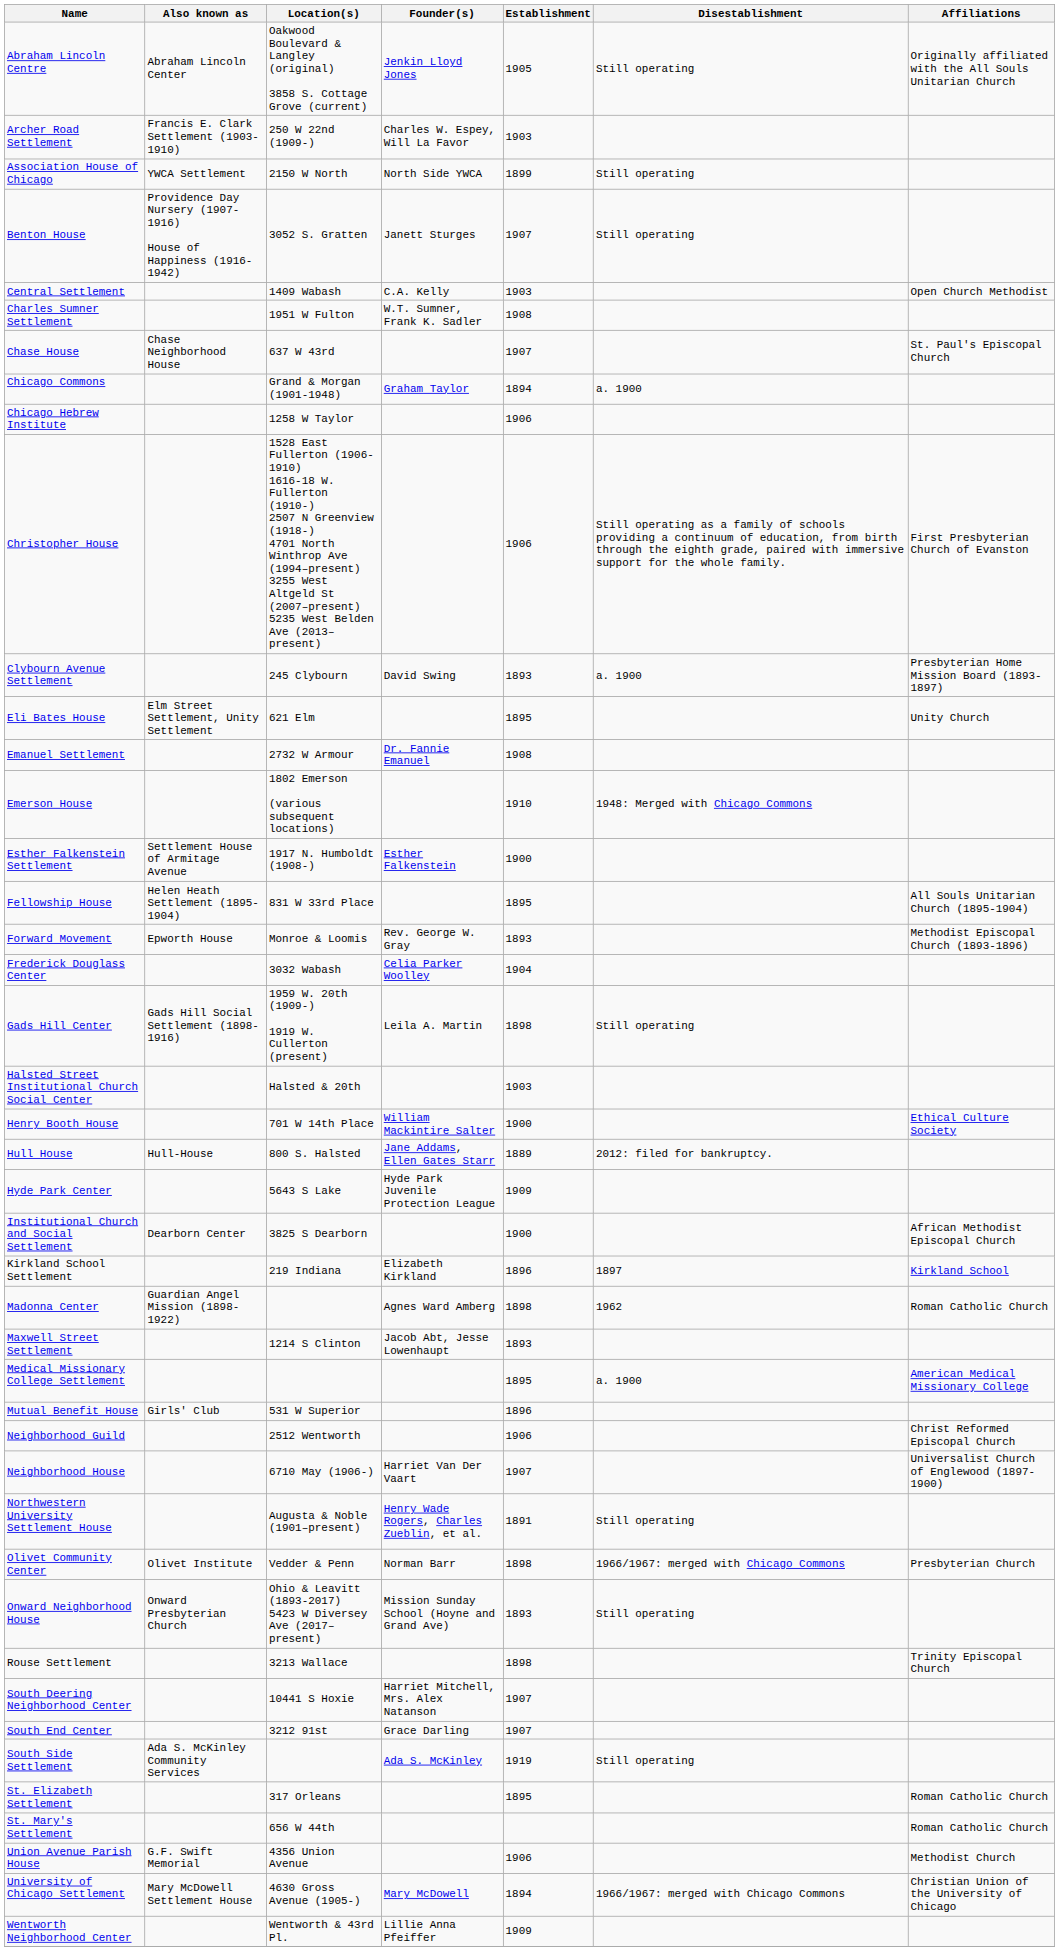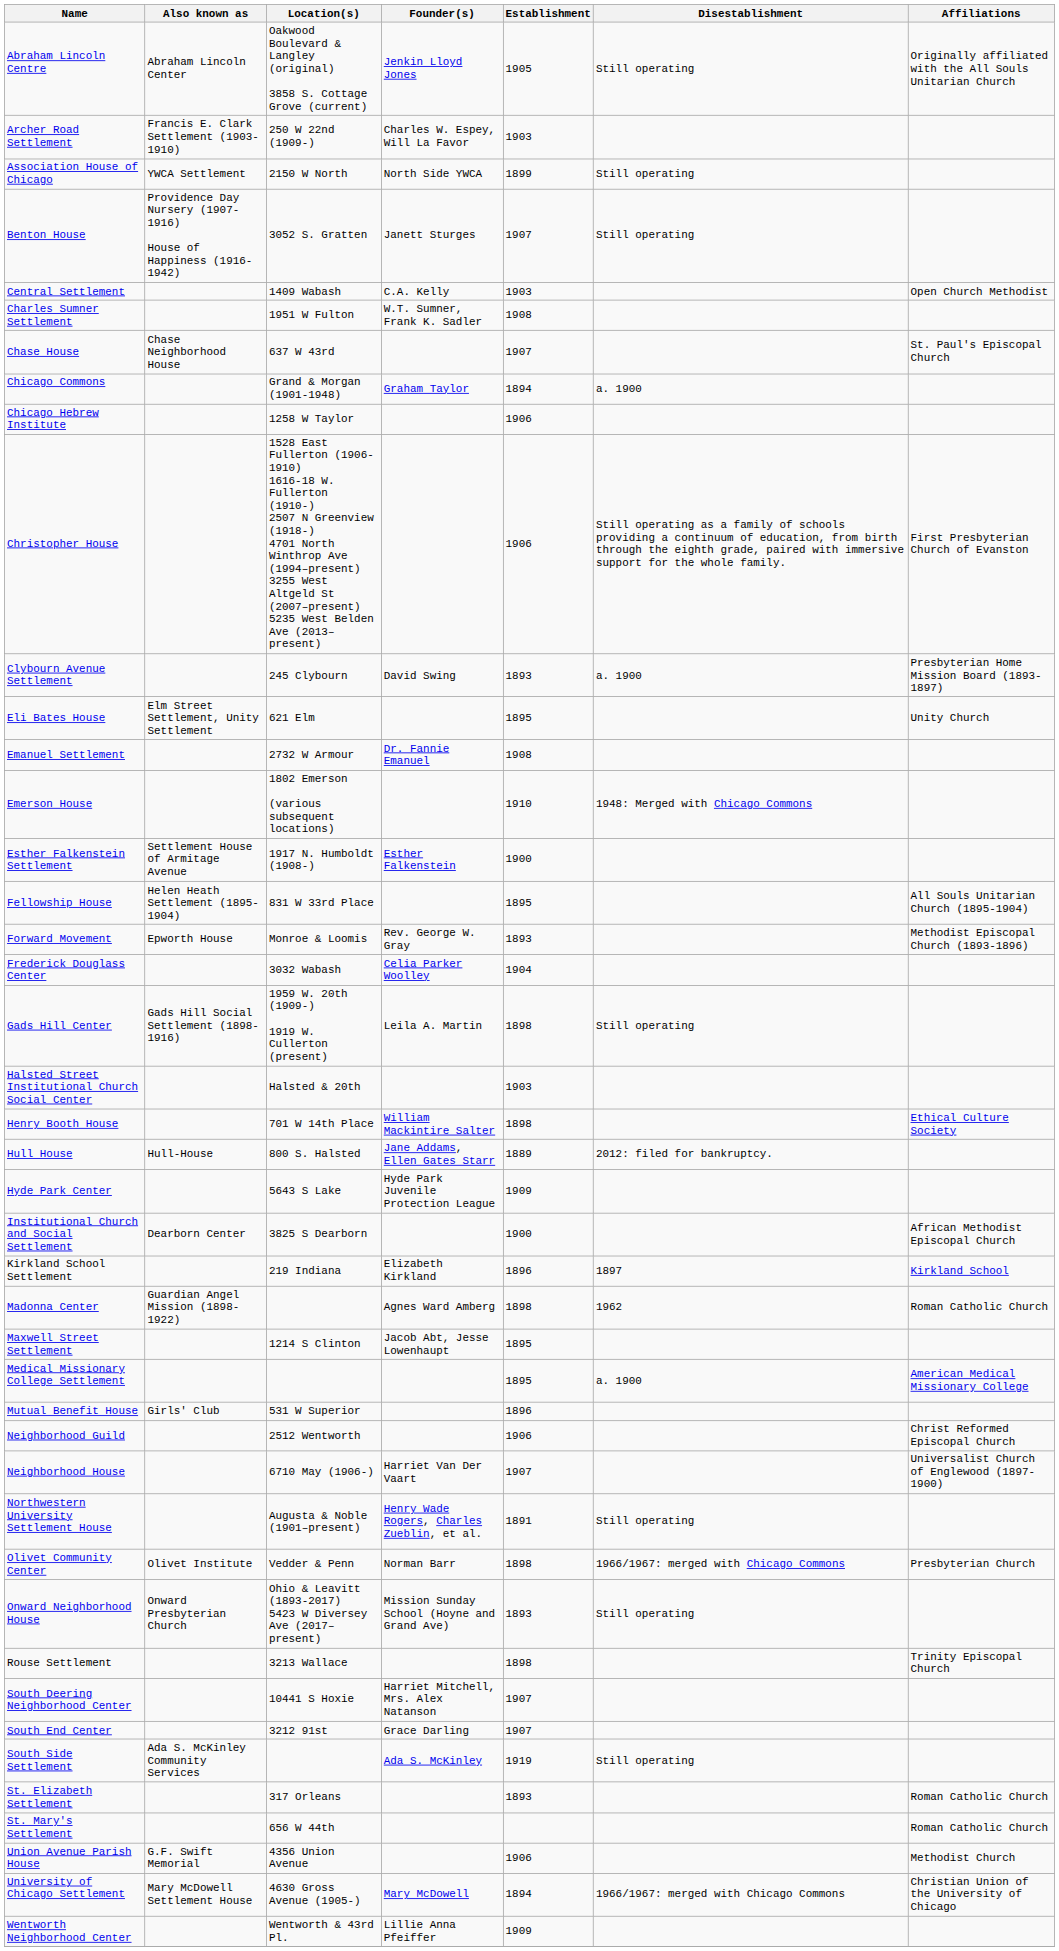(519, 1124) 1900 -> (519, 1124) 1898
(519, 1344) 1893 -> (519, 1344) 1895
(519, 1797) 1895 -> (519, 1797) 1893
